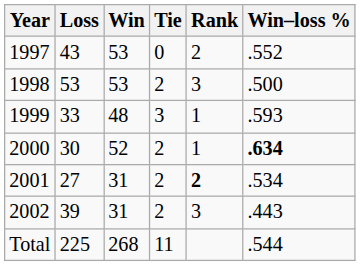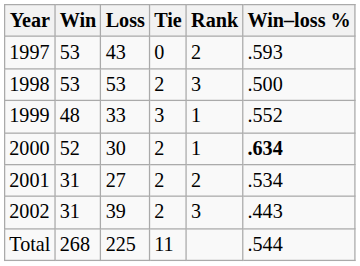columns swapped: (127, 20) <-> (79, 20)
(265, 52) .552 -> (265, 52) .593
(265, 116) .593 -> (265, 116) .552
(196, 180) bold -> (196, 180) normal
